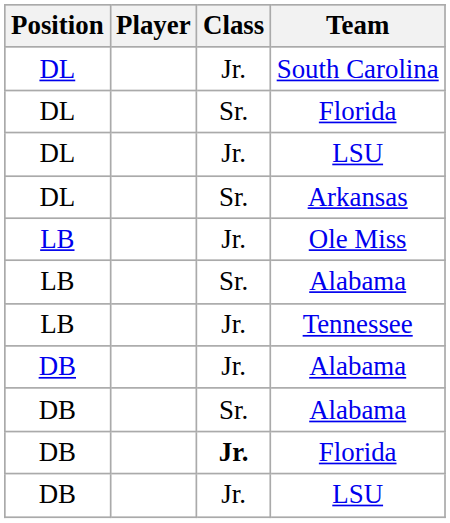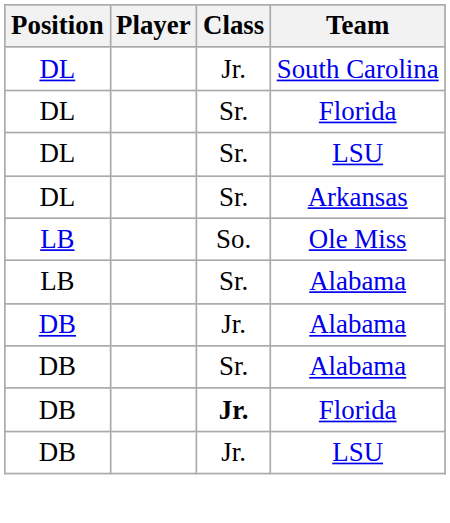(234, 153) Jr. -> (234, 153) Sr.
(234, 238) Jr. -> (234, 238) So.
- row: (57, 324)
